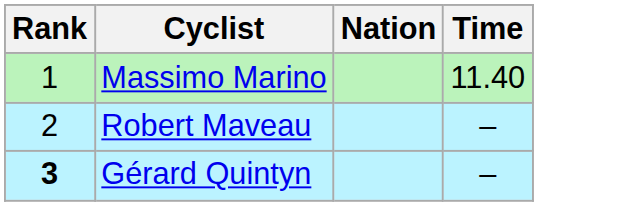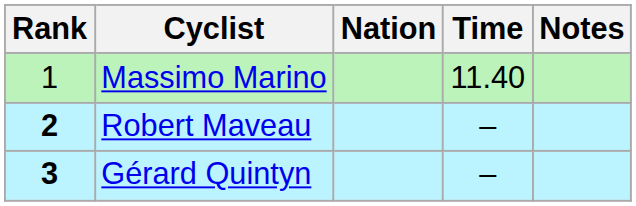+ column: (582, 28)
(50, 126) normal -> (50, 126) bold
